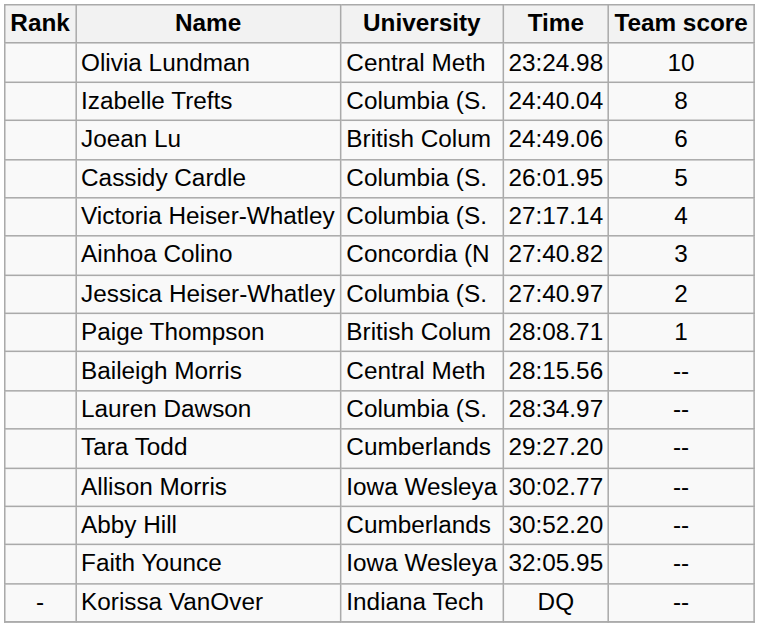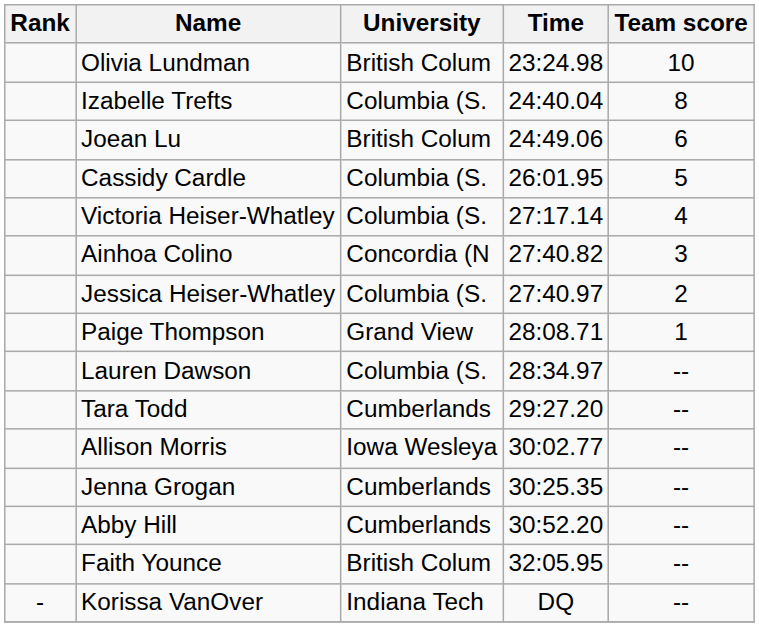(416, 62) Central Meth -> (419, 62) British Colum
(419, 332) British Colum -> (410, 332) Grand View
- row: (161, 370)
+ row: (158, 486)
(422, 563) Iowa Wesleya -> (419, 563) British Colum
